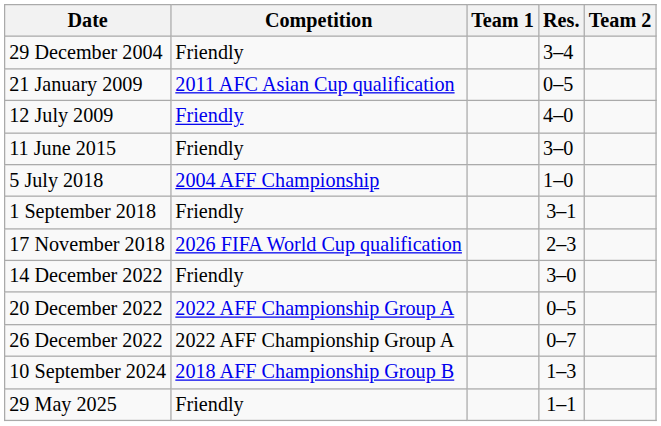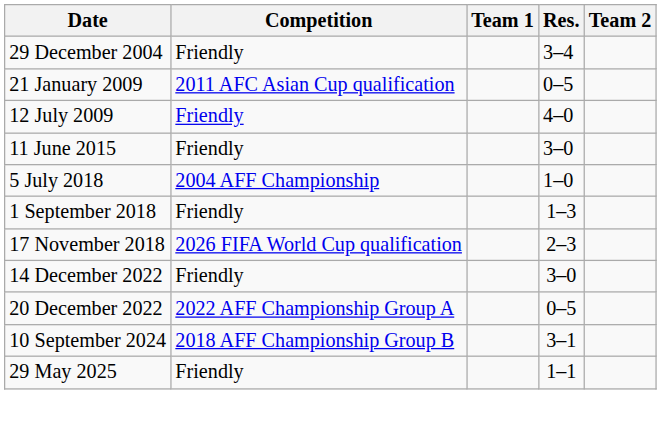(561, 212) 3–1 -> (561, 212) 1–3
- row: (86, 340)
(561, 372) 1–3 -> (561, 340) 3–1
